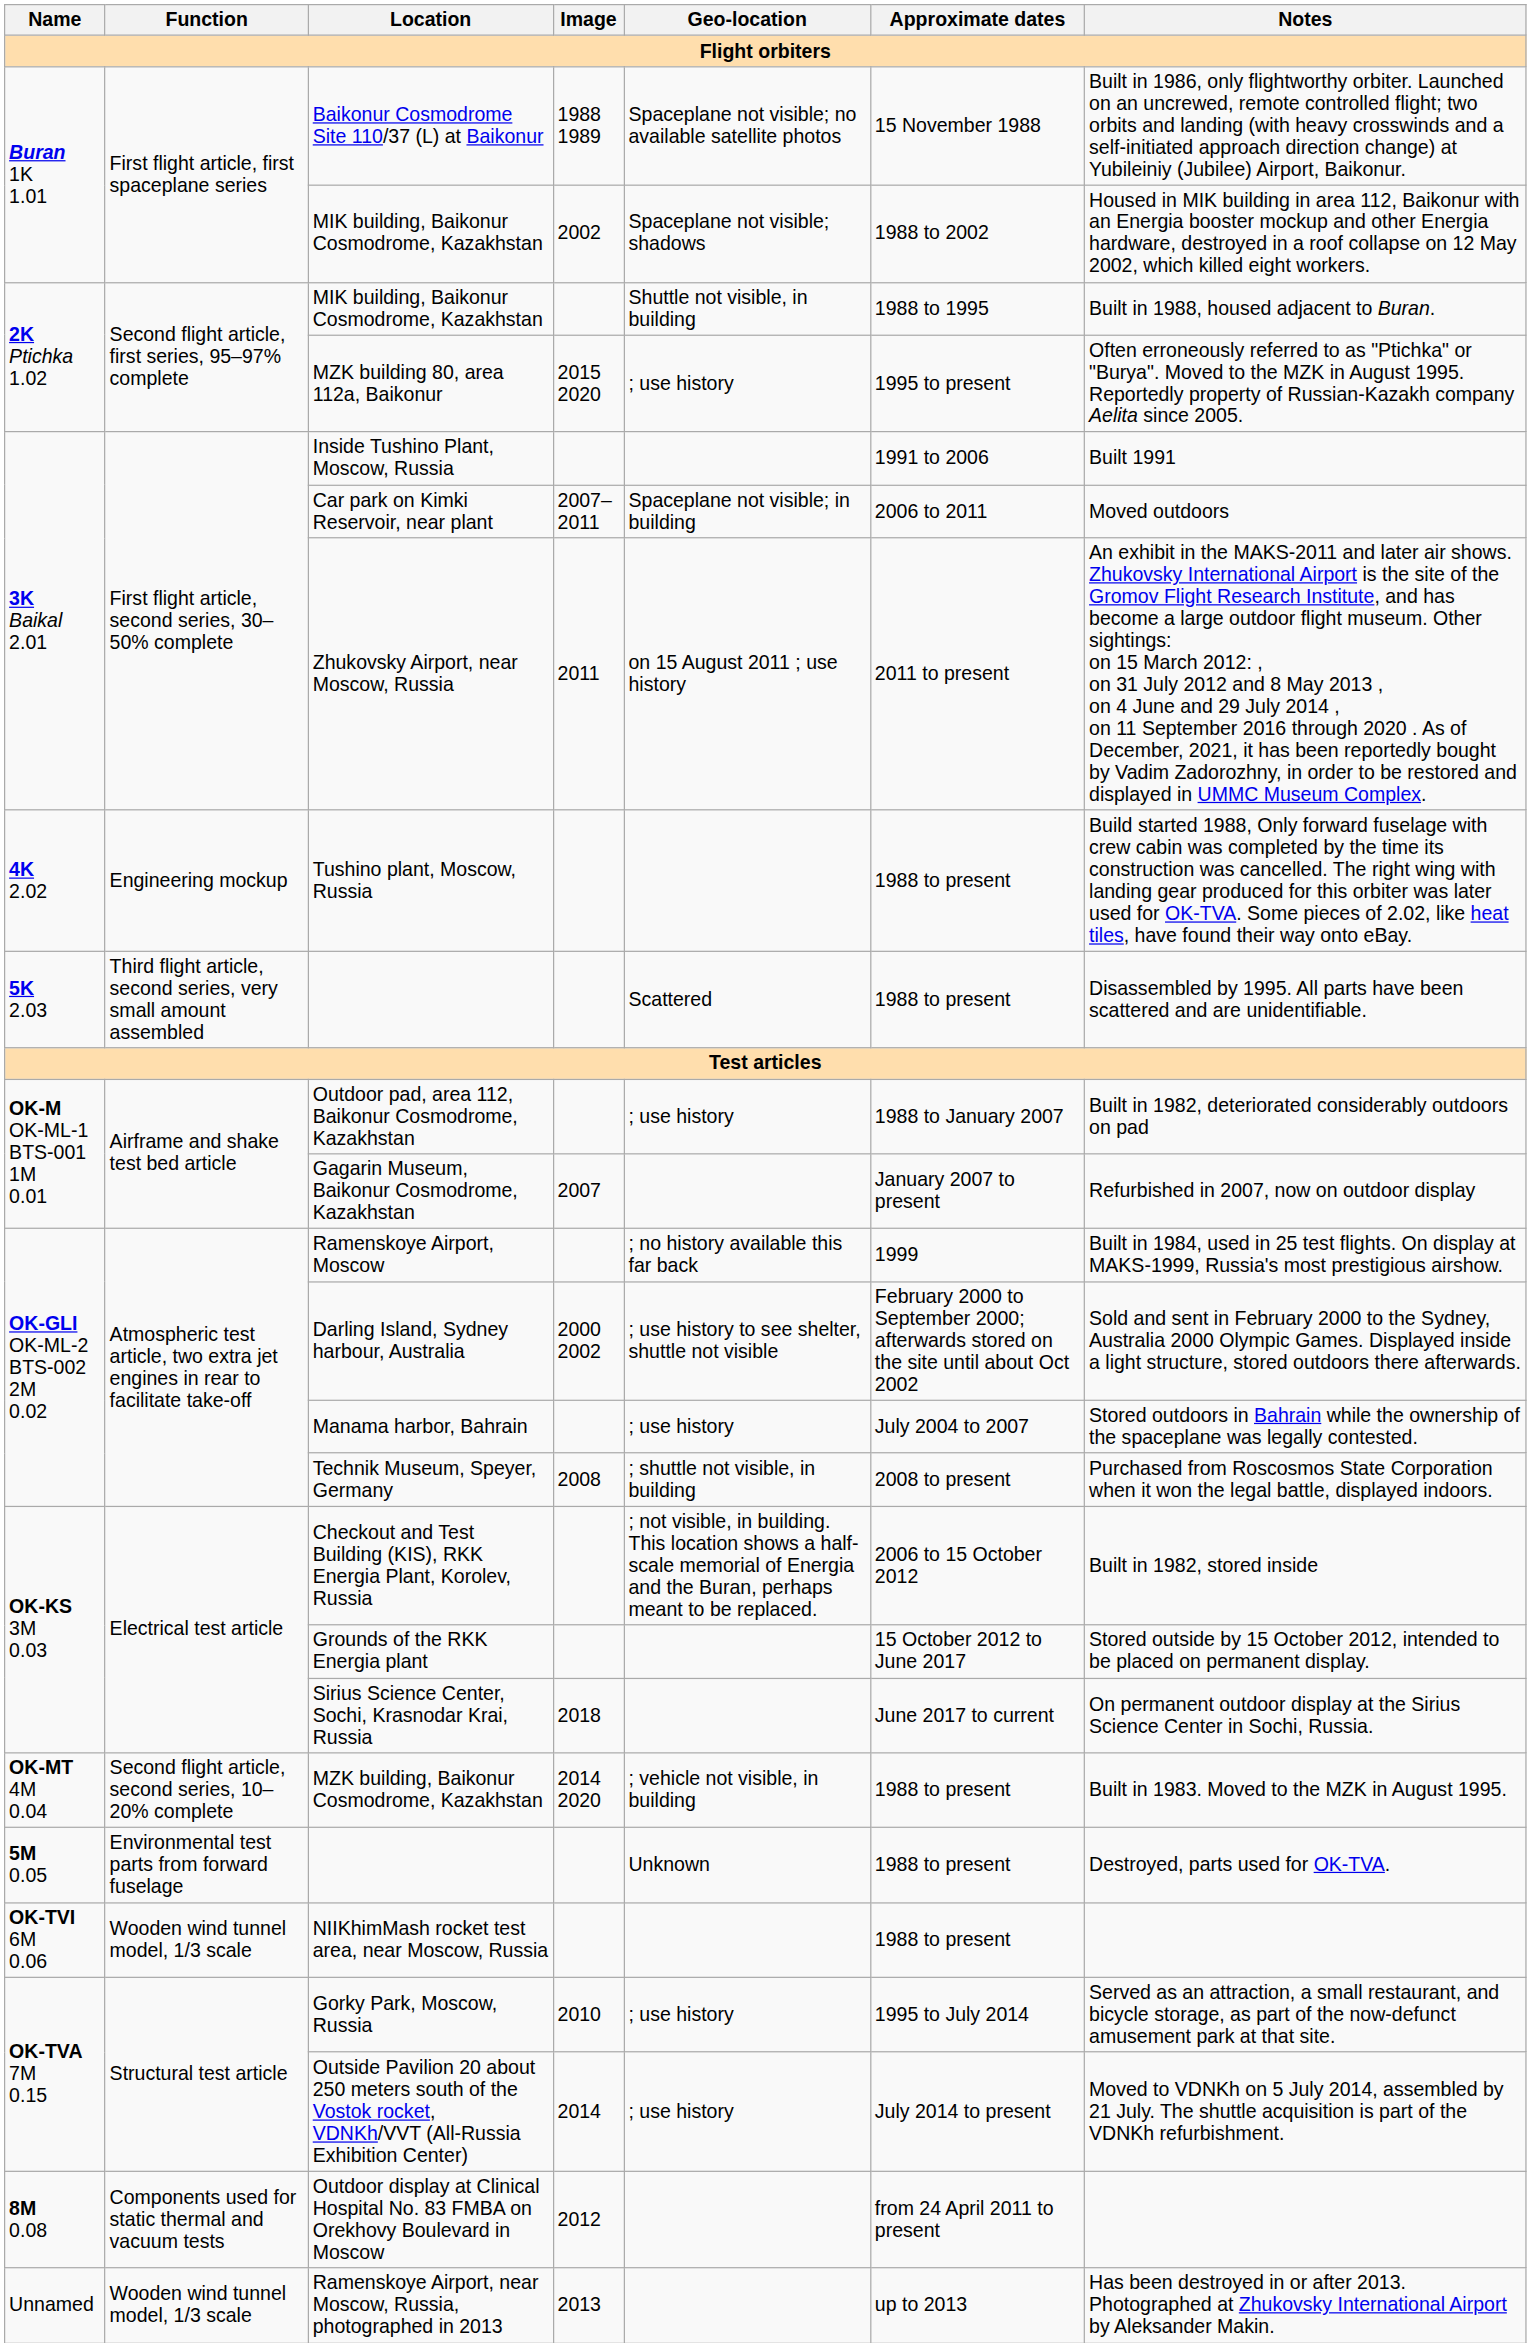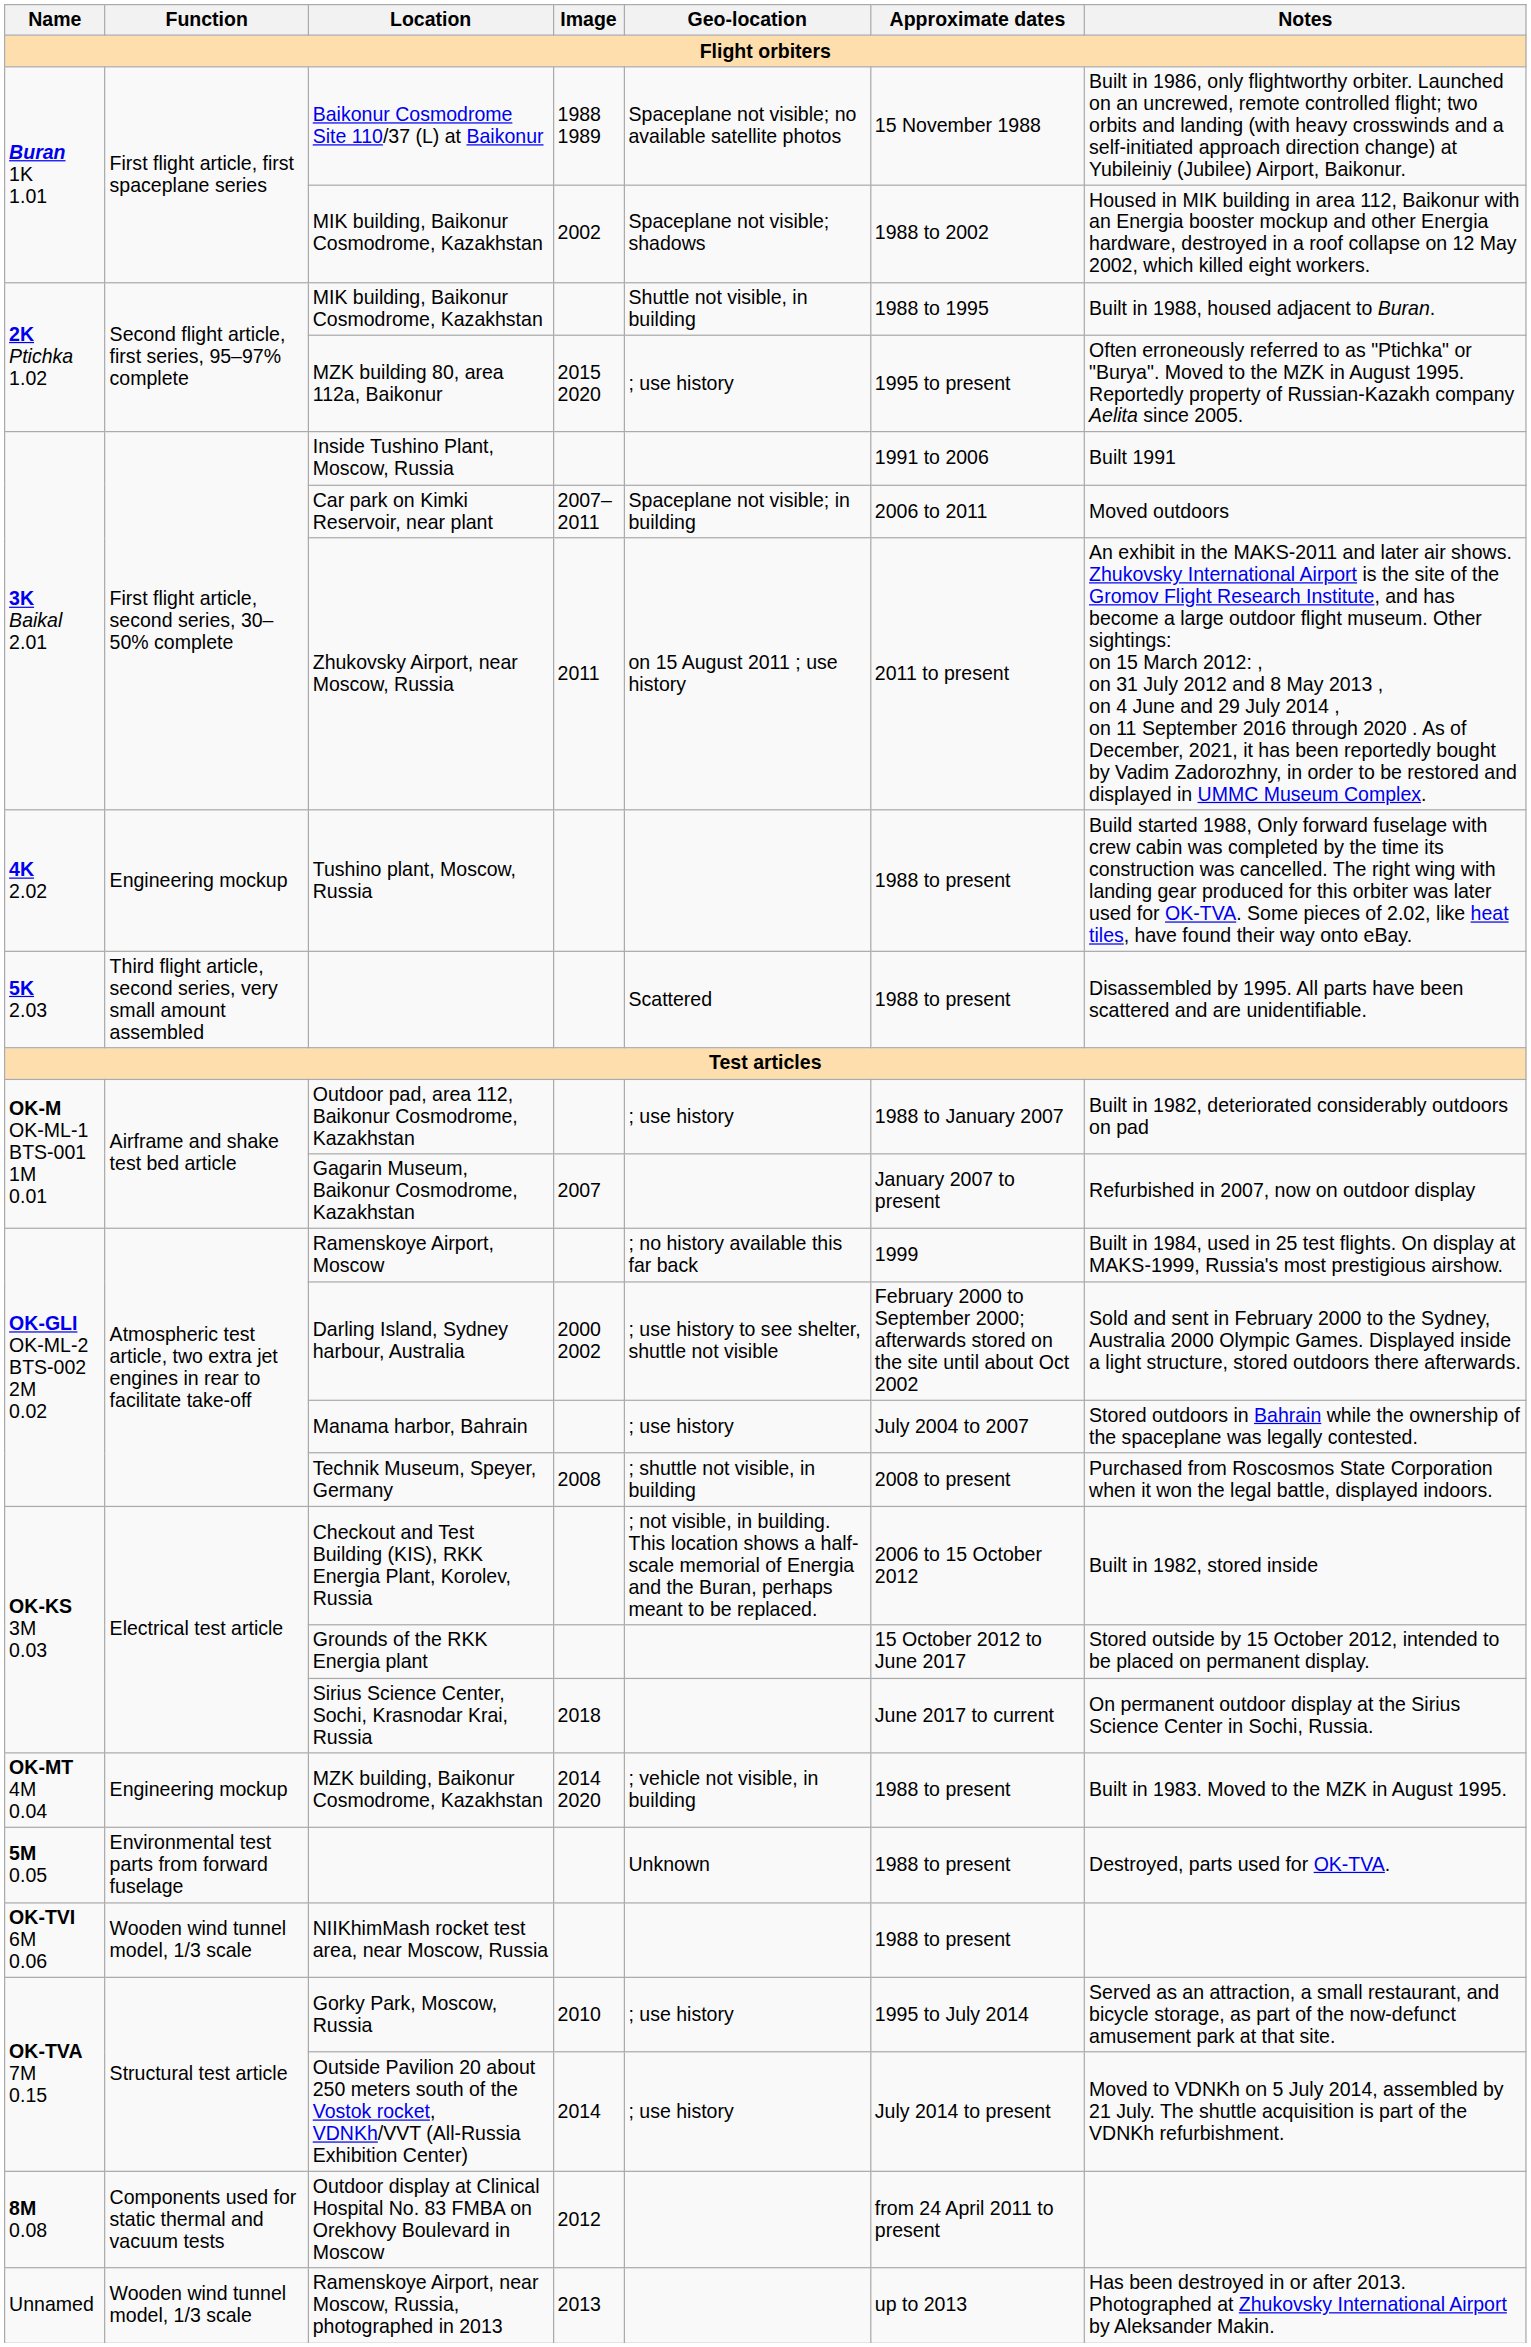(197, 1790) Second flight article, second series, 10–20% complete -> (199, 1790) Engineering mockup
